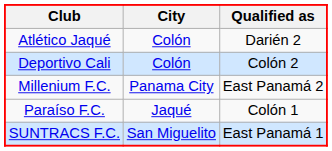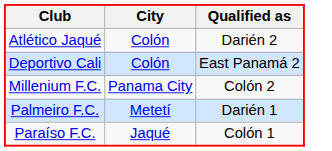(273, 63) Colón 2 -> (249, 63) East Panamá 2
(273, 87) East Panamá 2 -> (249, 87) Colón 2
+ row: (55, 110)
- row: (64, 133)
